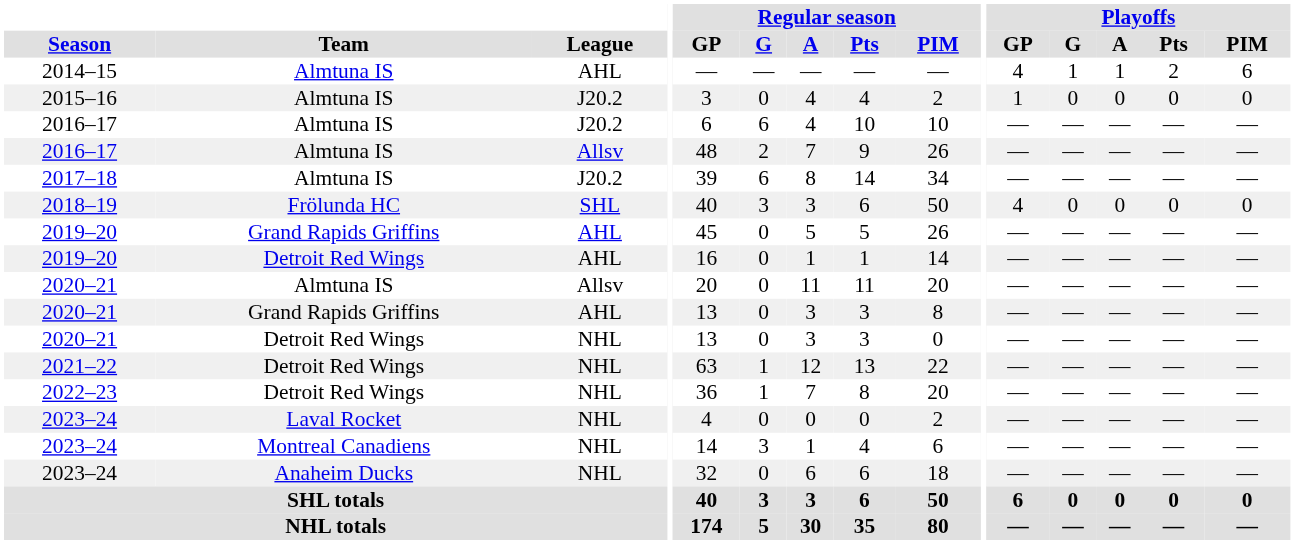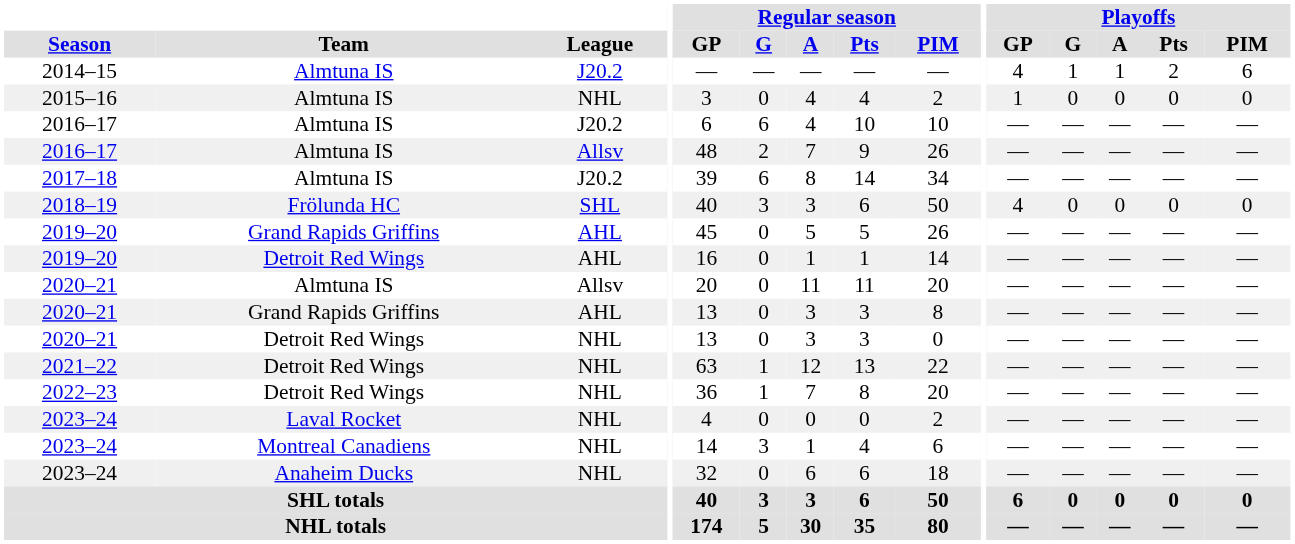(600, 70) AHL -> (600, 70) J20.2
(600, 97) J20.2 -> (600, 97) NHL
